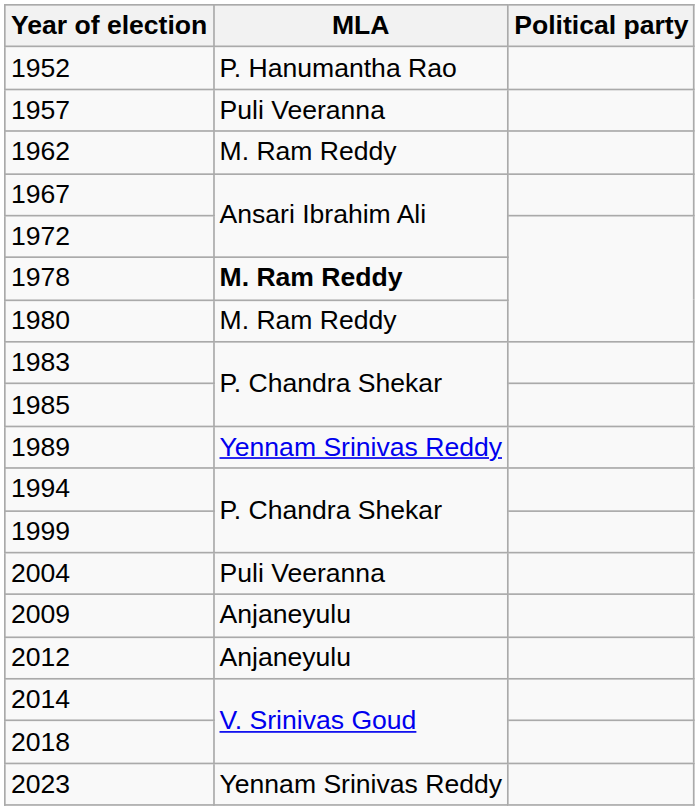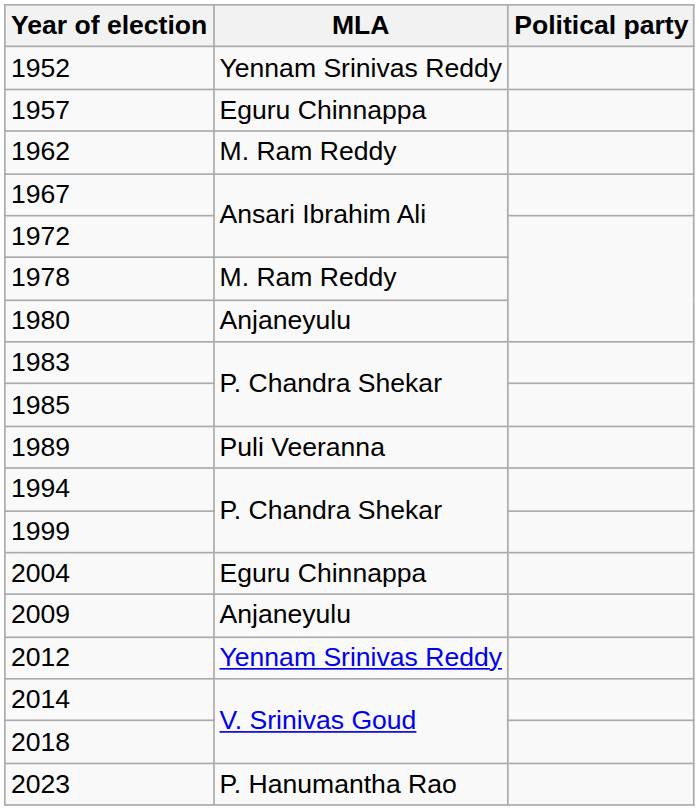(338, 67) P. Hanumantha Rao -> (361, 67) Yennam Srinivas Reddy
(302, 109) Puli Veeranna -> (323, 109) Eguru Chinnappa
(311, 278) bold -> (308, 278) normal
(308, 320) M. Ram Reddy -> (285, 320) Anjaneyulu
(361, 446) Yennam Srinivas Reddy -> (302, 446) Puli Veeranna
(302, 573) Puli Veeranna -> (323, 573) Eguru Chinnappa
(285, 657) Anjaneyulu -> (361, 657) Yennam Srinivas Reddy
(361, 783) Yennam Srinivas Reddy -> (338, 783) P. Hanumantha Rao
